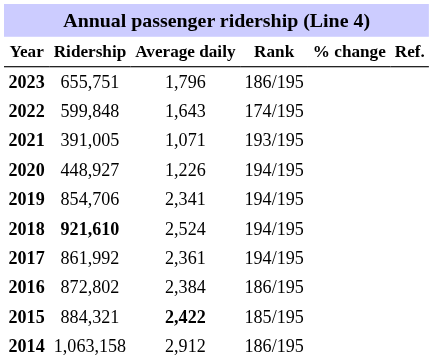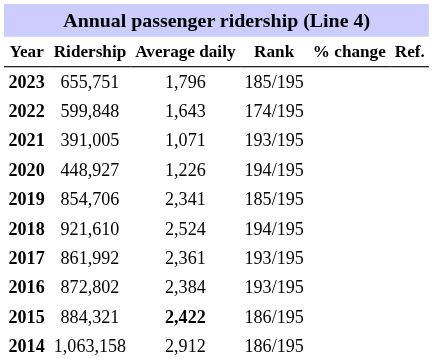(274, 81) 186/195 -> (274, 81) 185/195
(274, 199) 194/195 -> (274, 199) 185/195
(90, 228) bold -> (90, 228) normal
(274, 258) 194/195 -> (274, 258) 193/195
(274, 287) 186/195 -> (274, 287) 193/195
(274, 316) 185/195 -> (274, 316) 186/195
